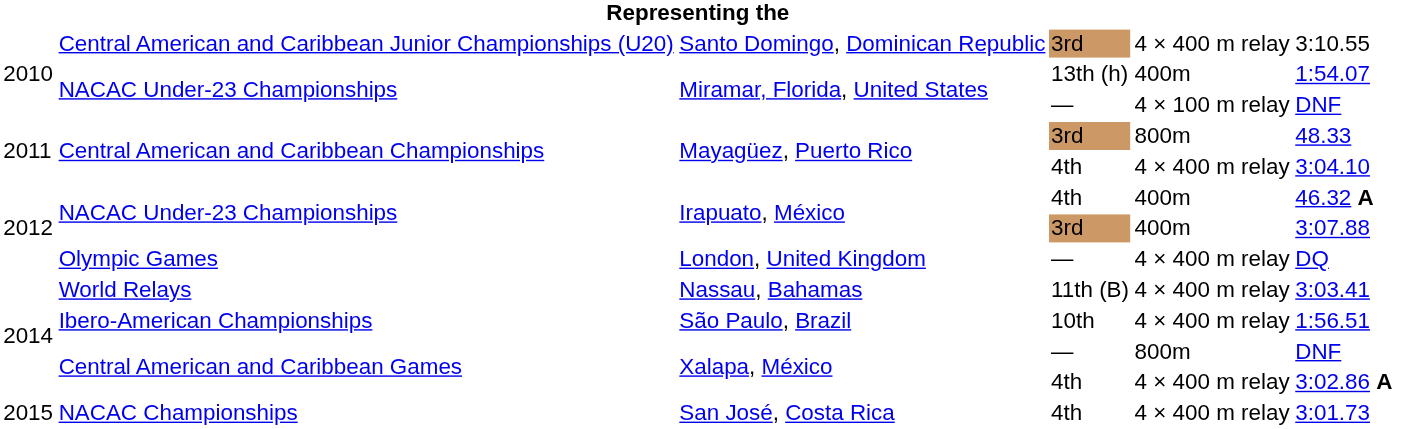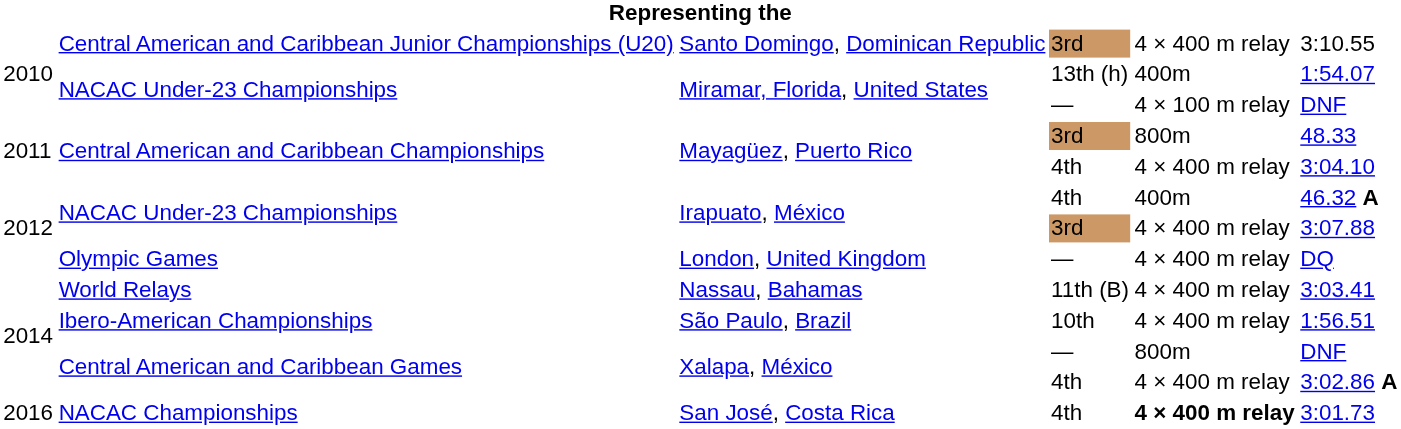(1163, 228) 400m -> (1212, 228) 4 × 400 m relay
(28, 412) 2015 -> (28, 412) 2016
(1212, 412) normal -> (1215, 412) bold
